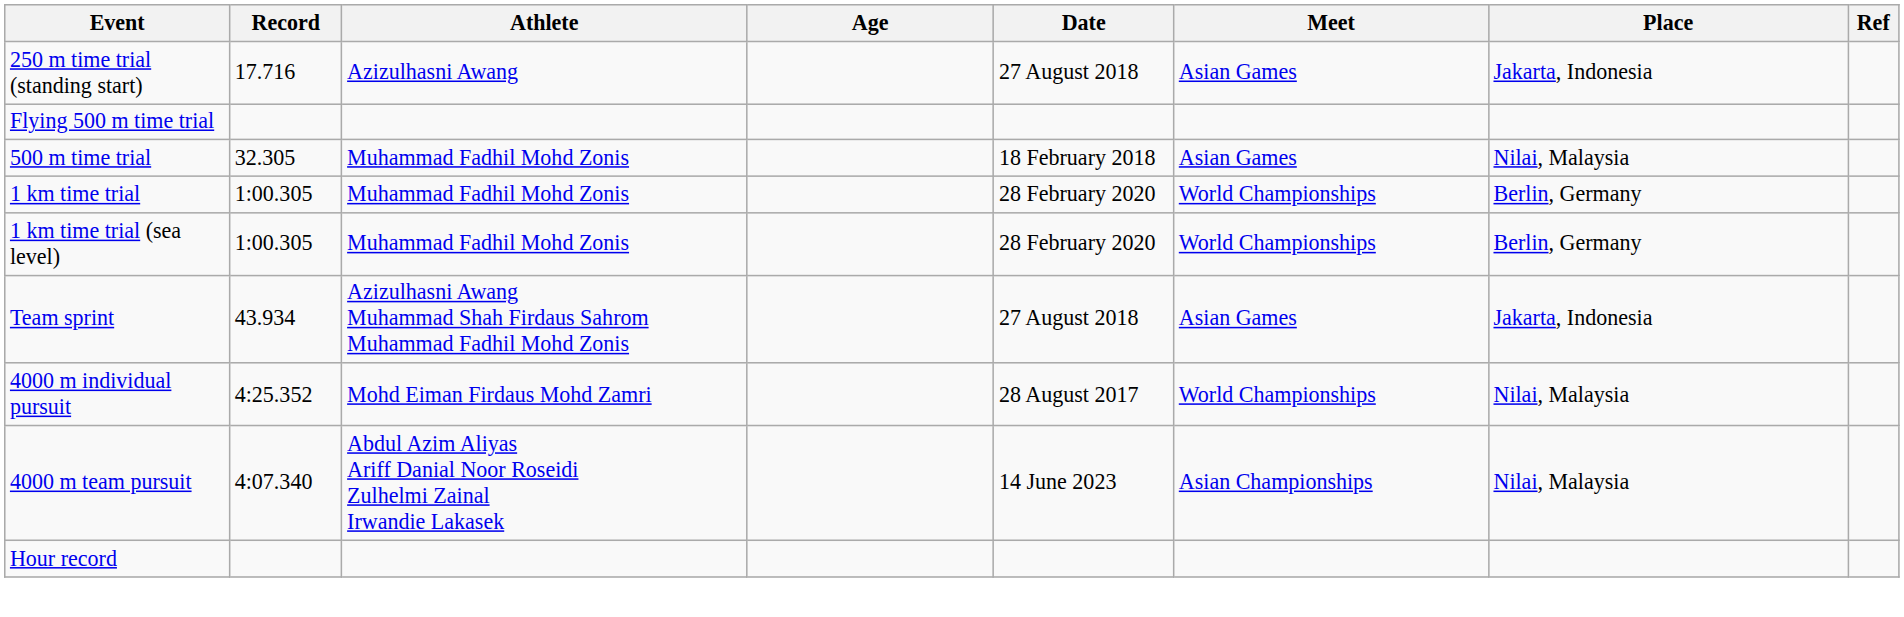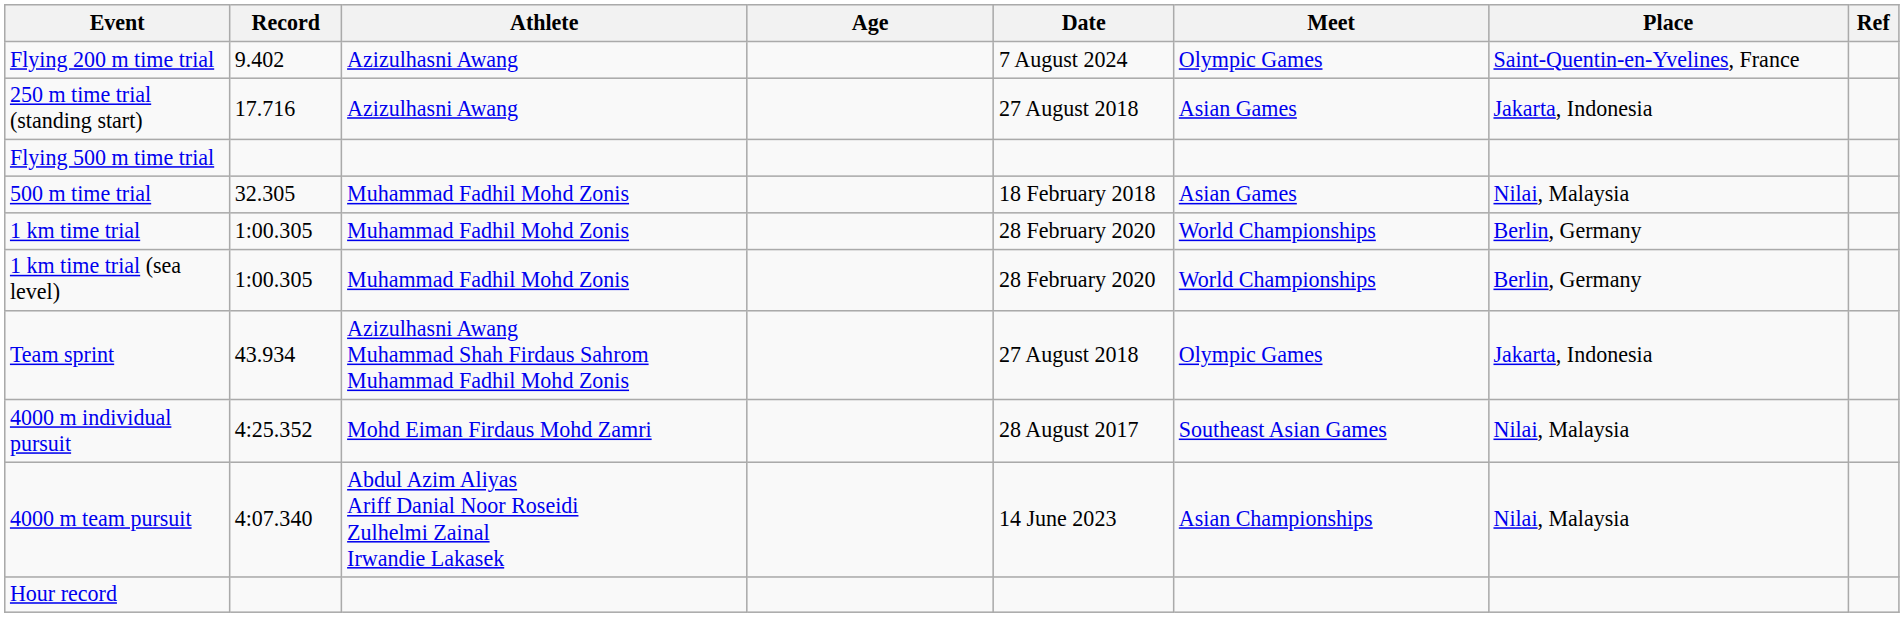+ row: (112, 59)
(1238, 319) Asian Games -> (1251, 355) Olympic Games
(1277, 394) World Championships -> (1283, 430) Southeast Asian Games
